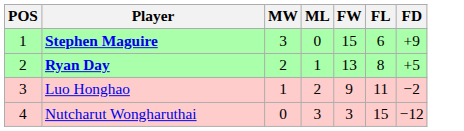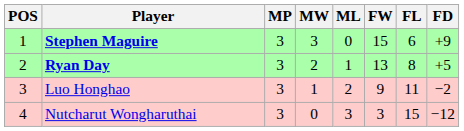+ column: (280, 16)
